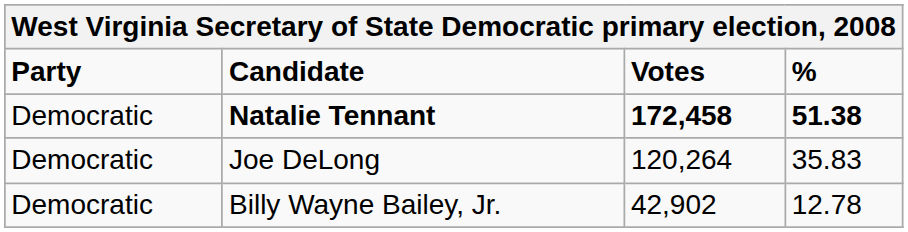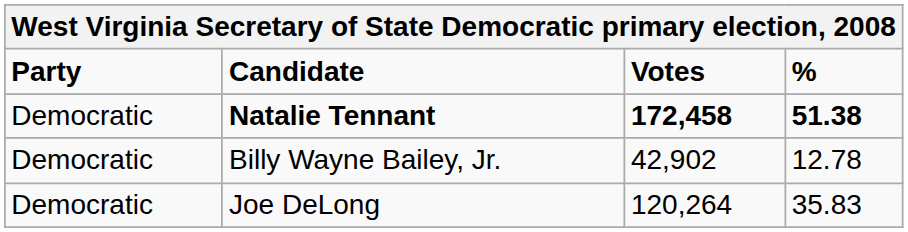rows swapped: (305, 159) <-> (365, 204)
